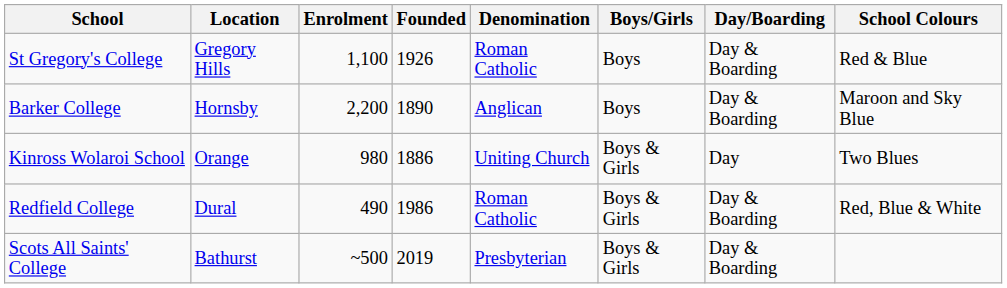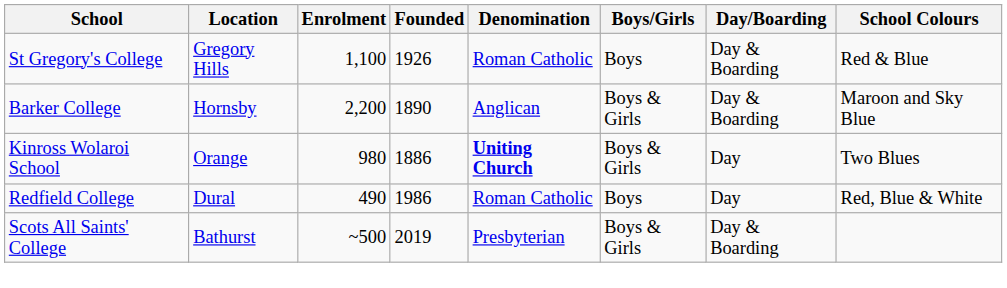(622, 108) Boys -> (633, 108) Boys & Girls
(532, 158) normal -> (503, 158) bold
(631, 208) Boys & Girls -> (623, 197) Boys
(743, 208) Day & Boarding -> (725, 197) Day
